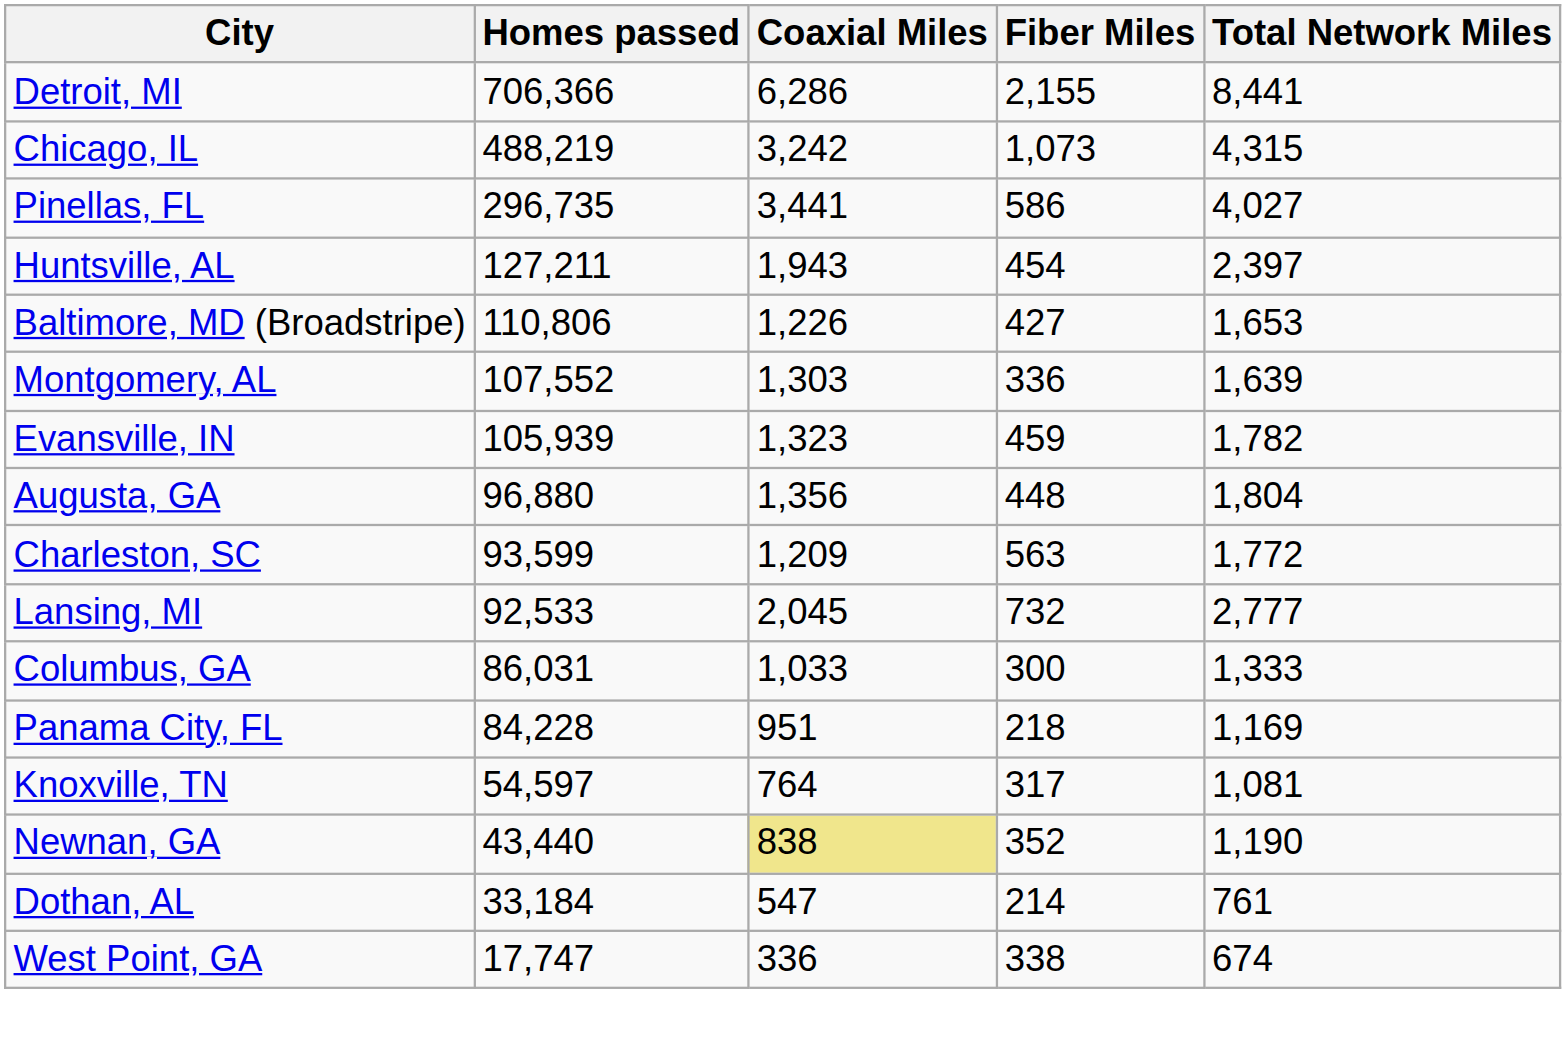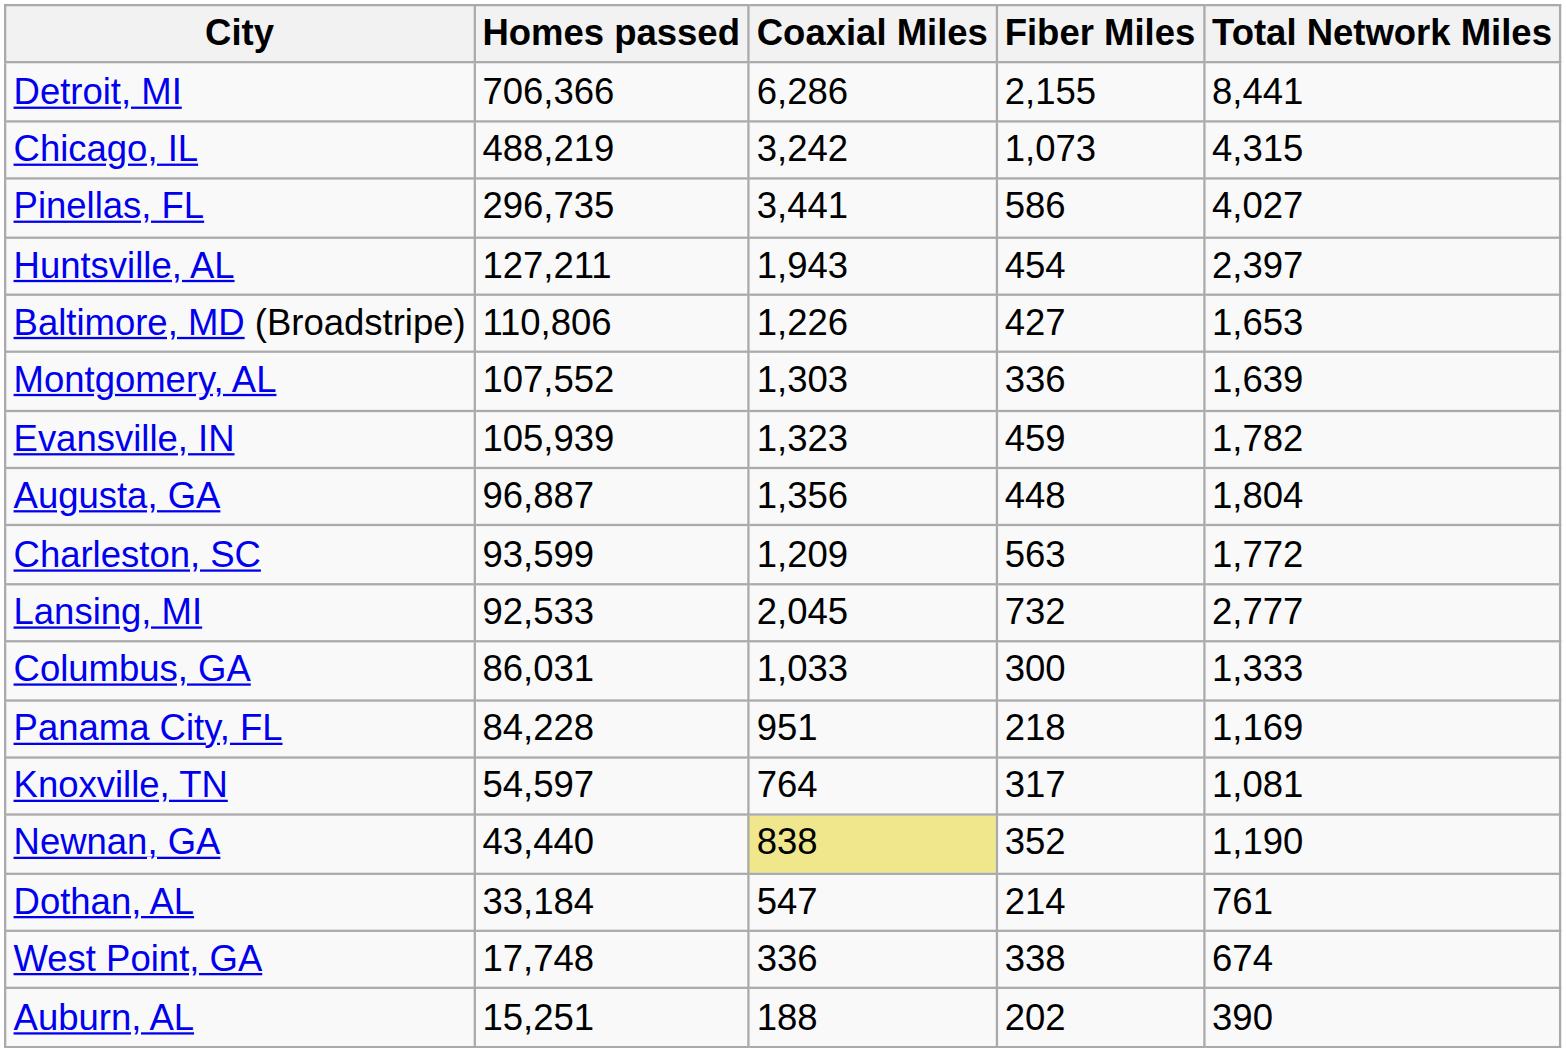(538, 496) 96,880 -> (538, 496) 96,887
(538, 959) 17,747 -> (538, 959) 17,748
+ row: (104, 1016)
